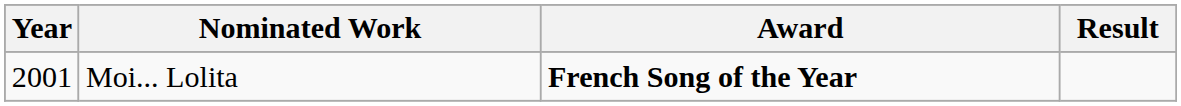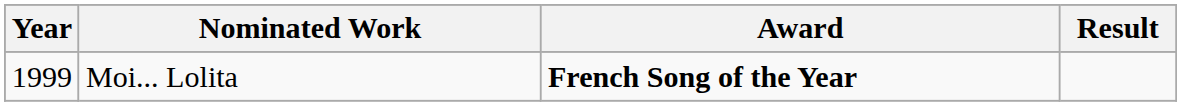(42, 76) 2001 -> (42, 76) 1999
